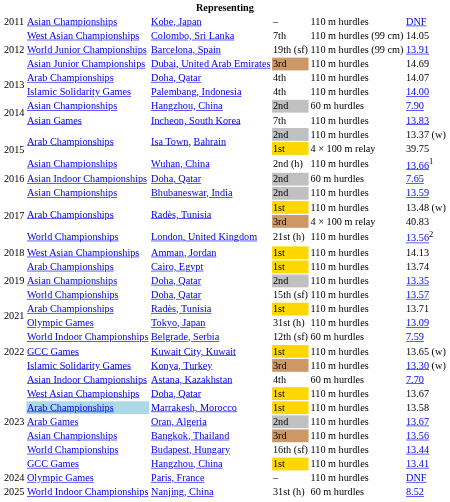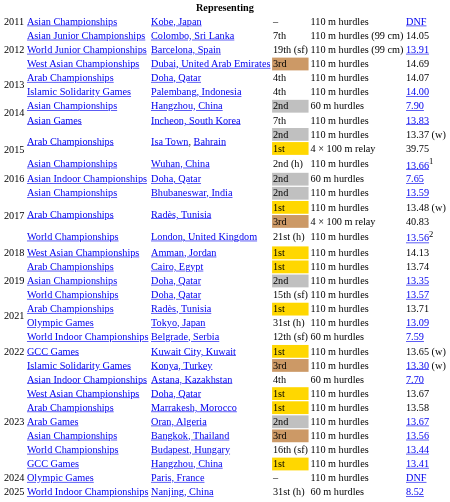(83, 36) West Asian Championships -> (86, 36) Asian Junior Championships
(86, 64) Asian Junior Championships -> (83, 64) West Asian Championships
(70, 407) lightblue background -> (70, 407) no background
